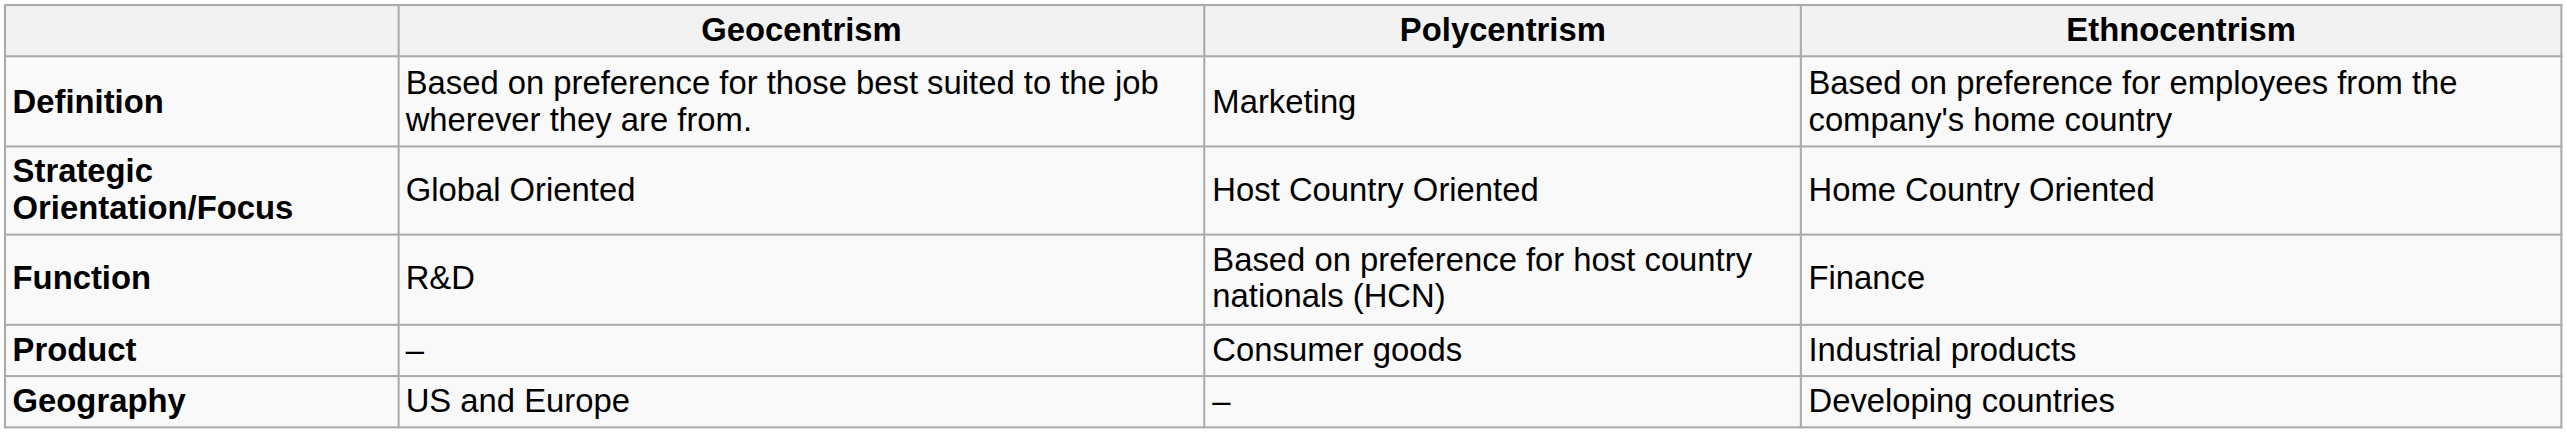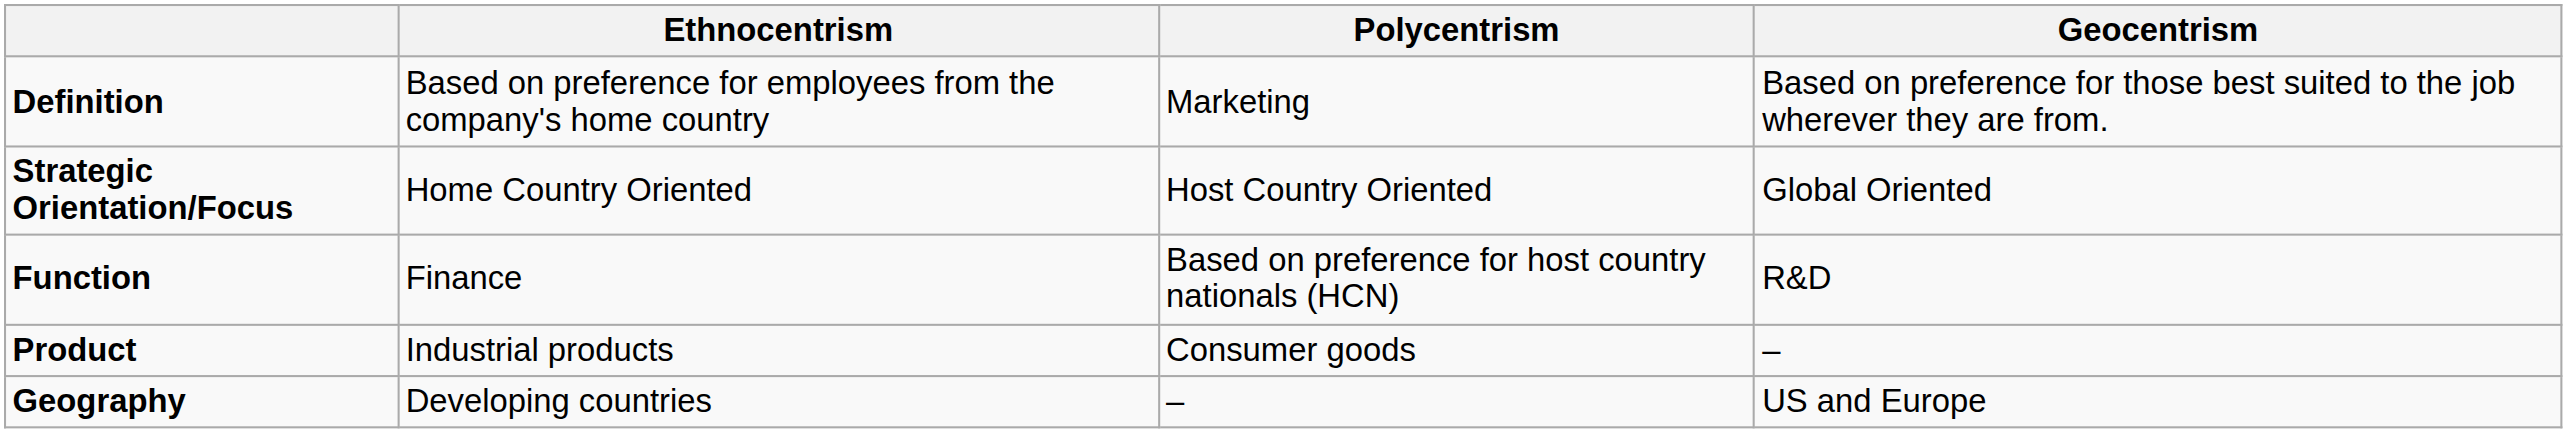columns swapped: (2181, 30) <-> (801, 30)
